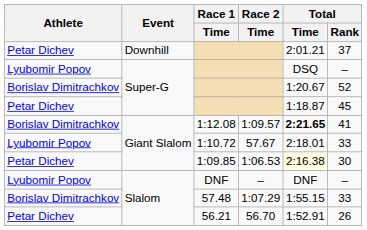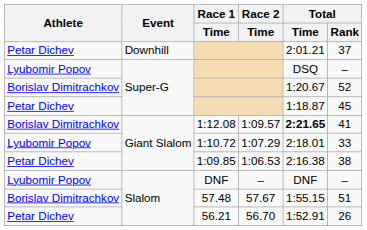(261, 143) 57.67 -> (261, 143) 1:07.29
(305, 161) lightyellow background -> (305, 161) no background
(345, 161) 30 -> (345, 161) 38
(261, 198) 1:07.29 -> (261, 198) 57.67
(345, 198) 33 -> (345, 198) 51
